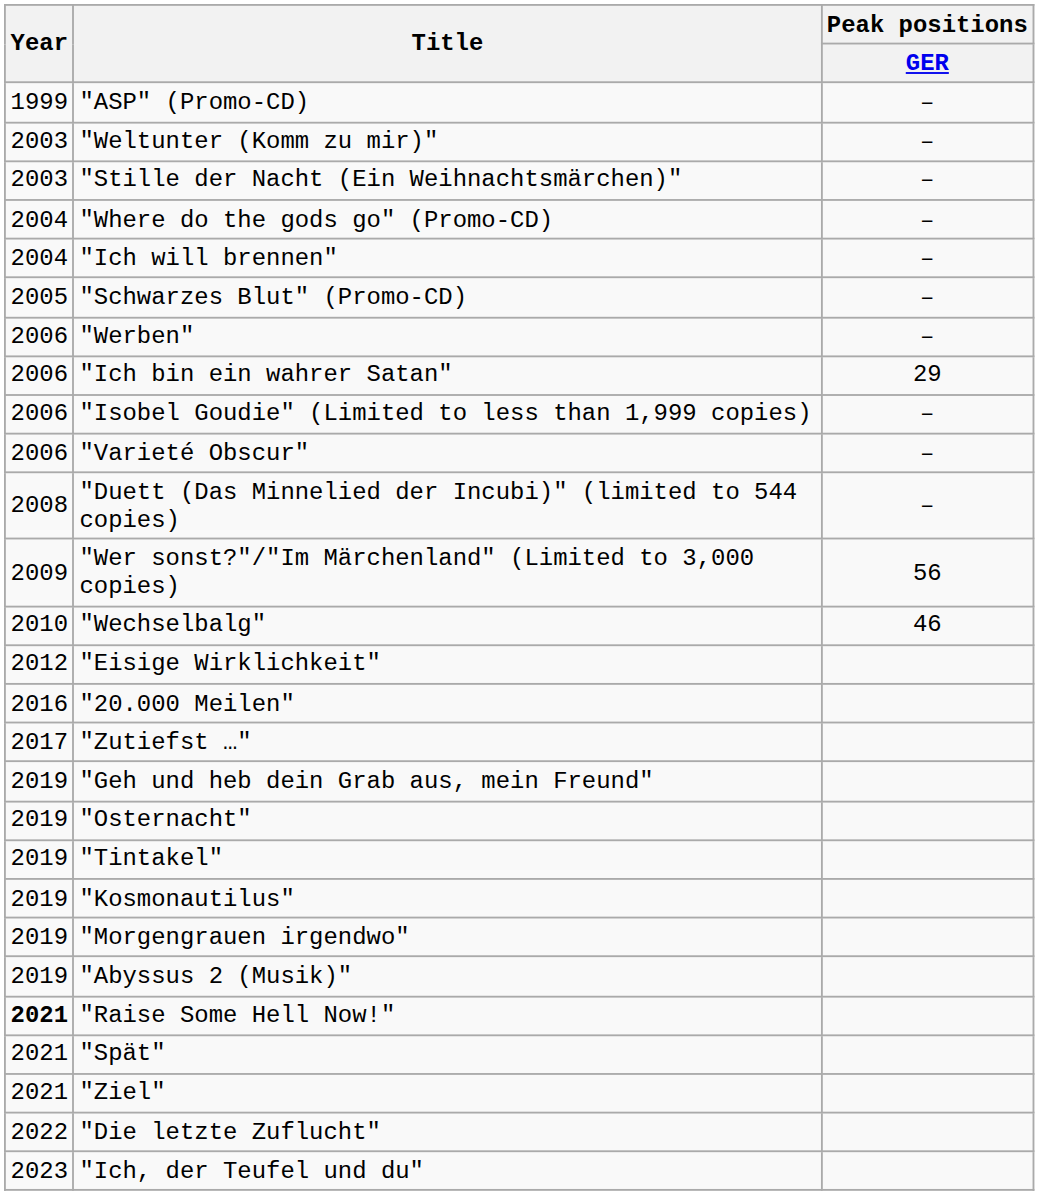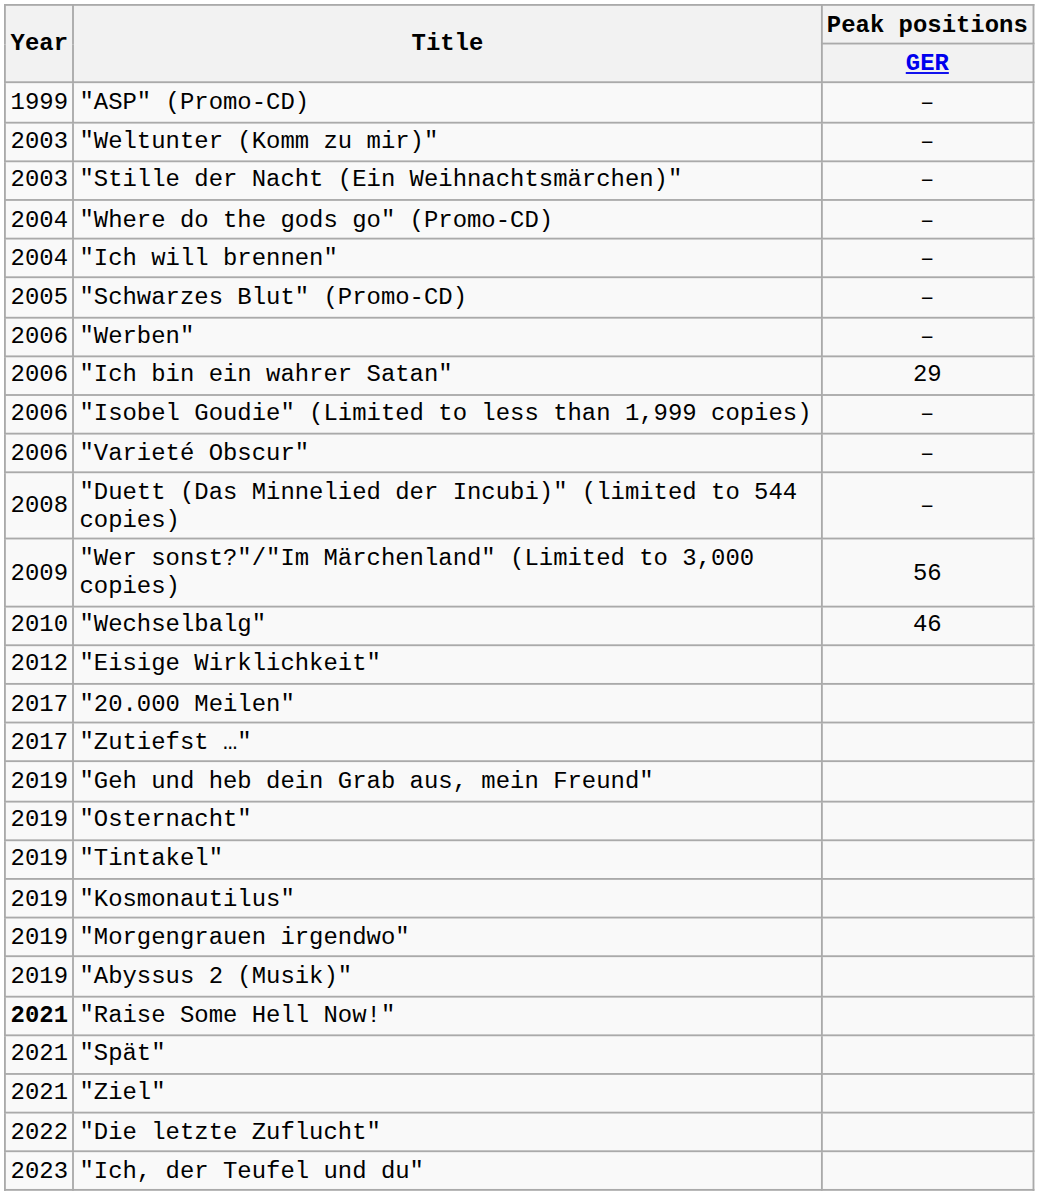(39, 703) 2016 -> (39, 703) 2017
